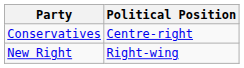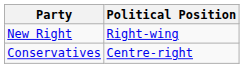rows swapped: (54, 34) <-> (40, 53)
